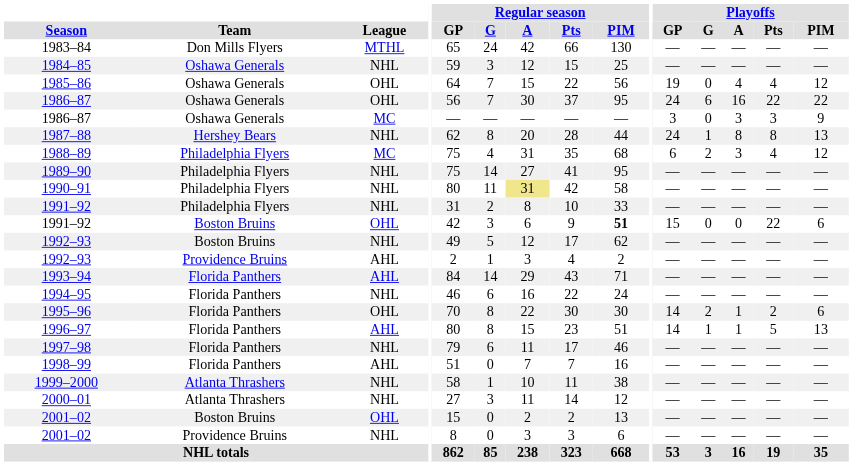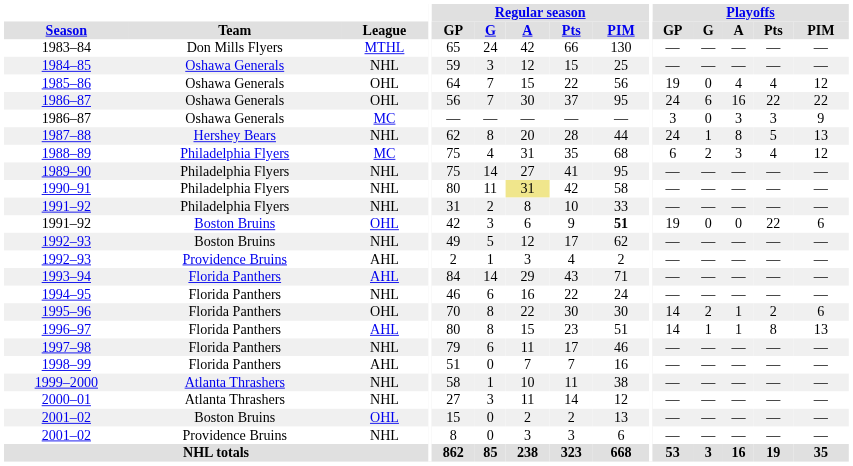(773, 136) 8 -> (773, 136) 5
(673, 224) 15 -> (673, 224) 19
(773, 329) 5 -> (773, 329) 8
